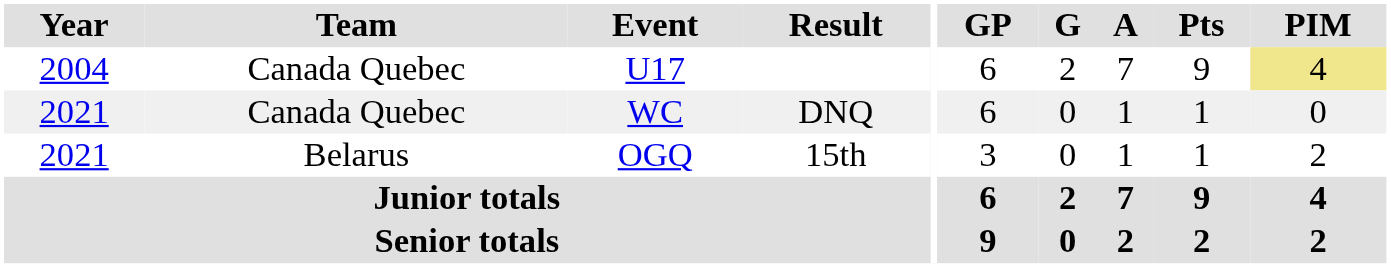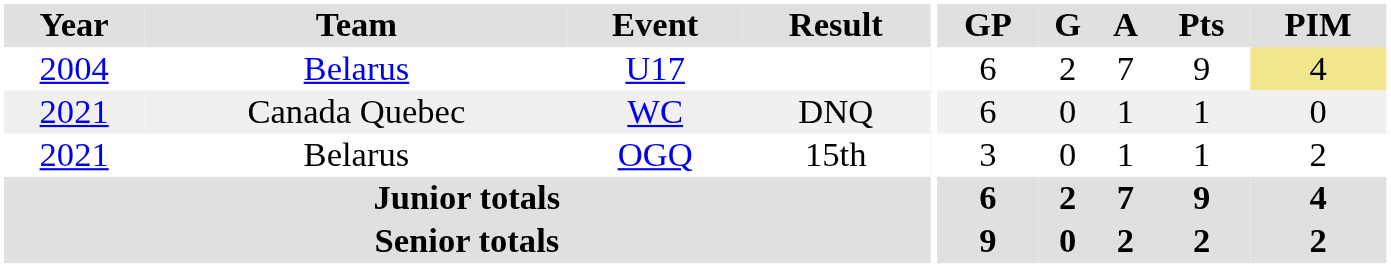(356, 68) Canada Quebec -> (356, 68) Belarus
